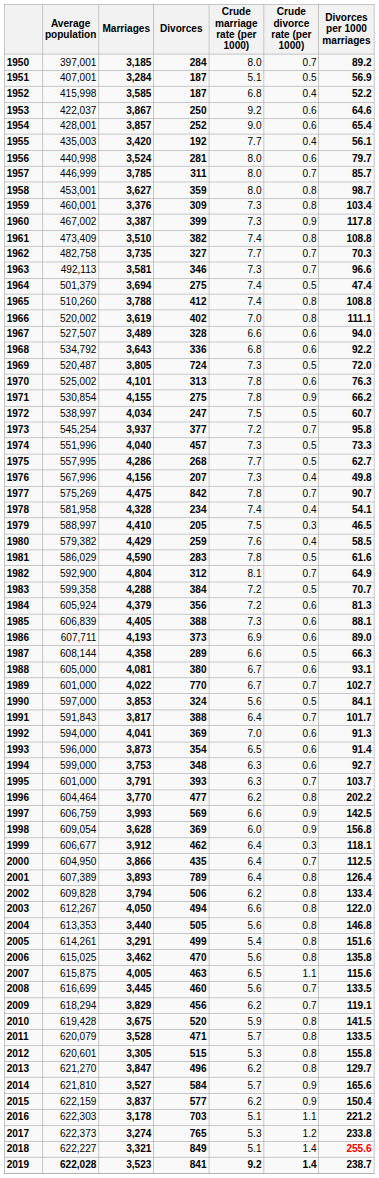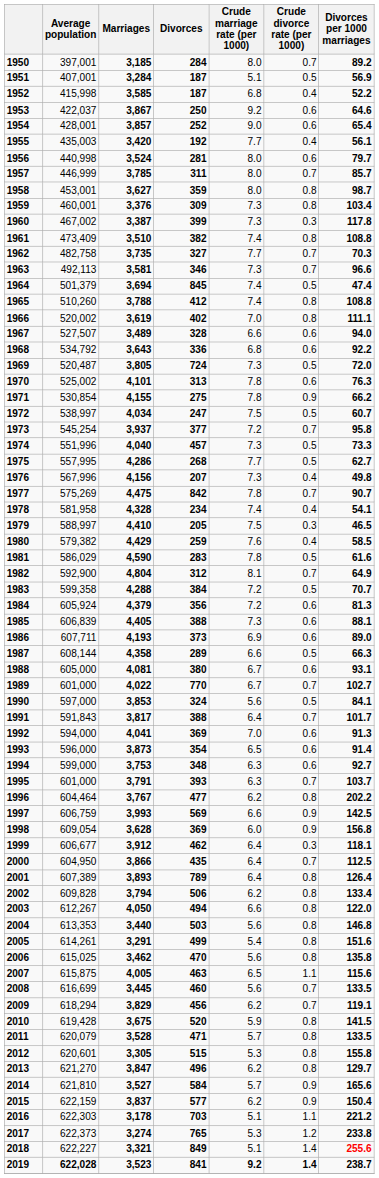(310, 222) 0.9 -> (310, 222) 0.3
(198, 286) 275 -> (198, 286) 845
(139, 797) 3,770 -> (139, 797) 3,767
(198, 925) 505 -> (198, 925) 503
